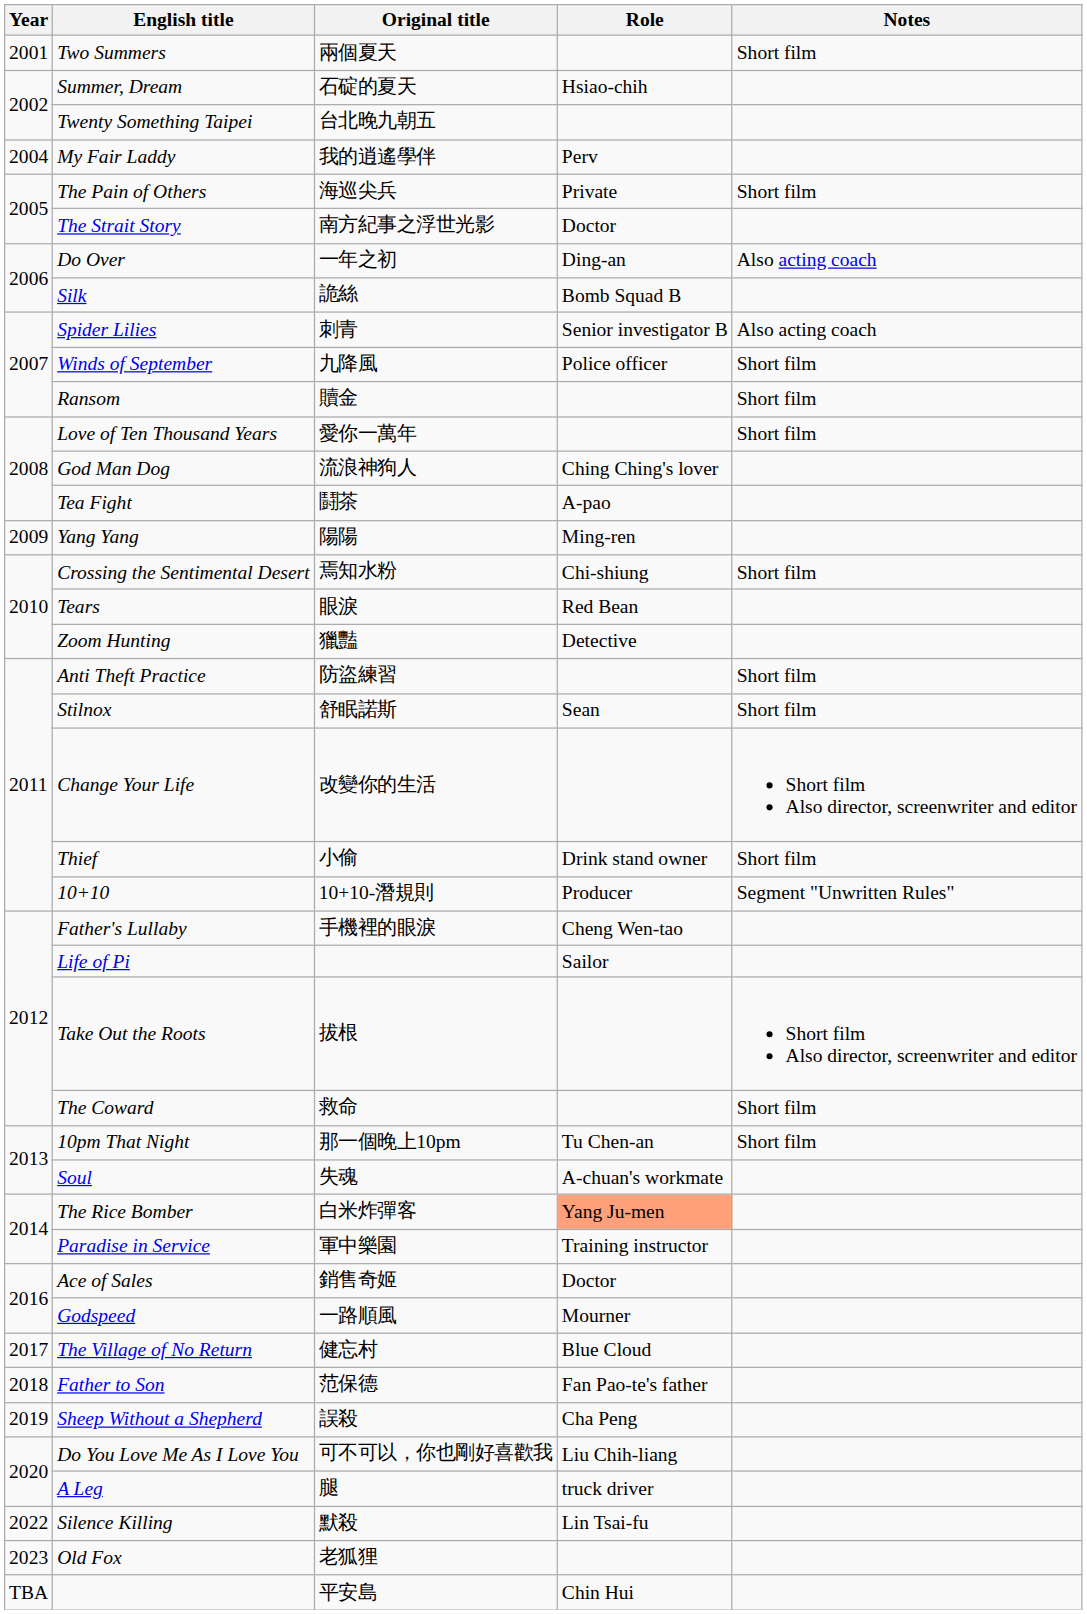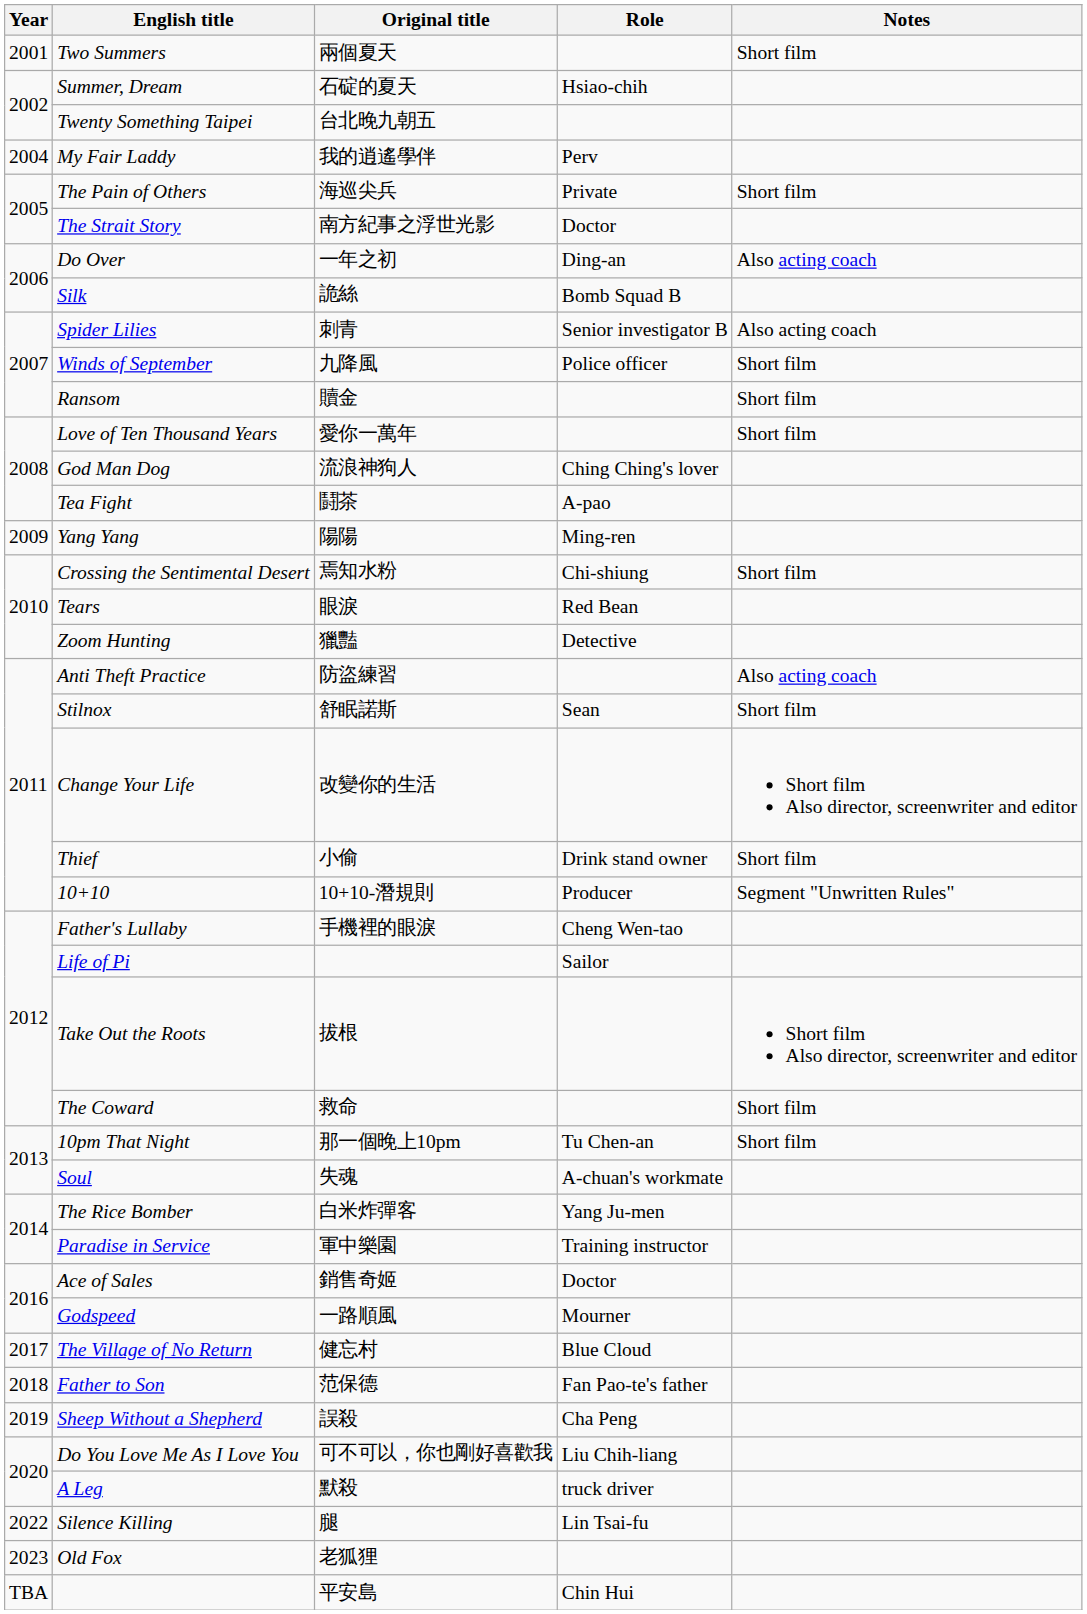(777, 675) Short film -> (807, 675) Also acting coach
(613, 1211) lightsalmon background -> (613, 1211) no background
(328, 1487) 腿 -> (338, 1487) 默殺
(338, 1522) 默殺 -> (328, 1522) 腿
